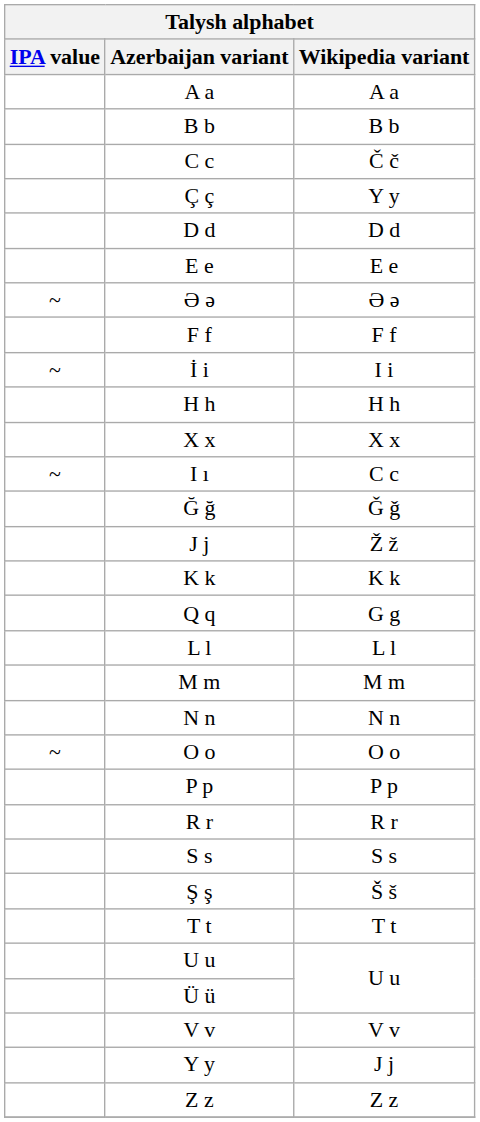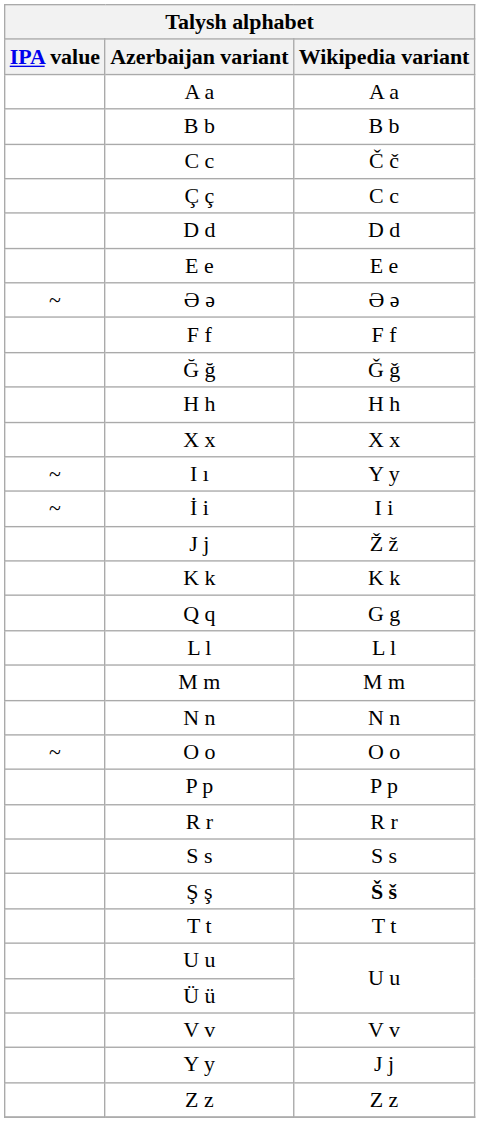(384, 195) Y y -> (384, 195) C c
rows swapped: (199, 508) <-> (199, 369)
(384, 473) C c -> (384, 473) Y y
(384, 890) normal -> (384, 890) bold
